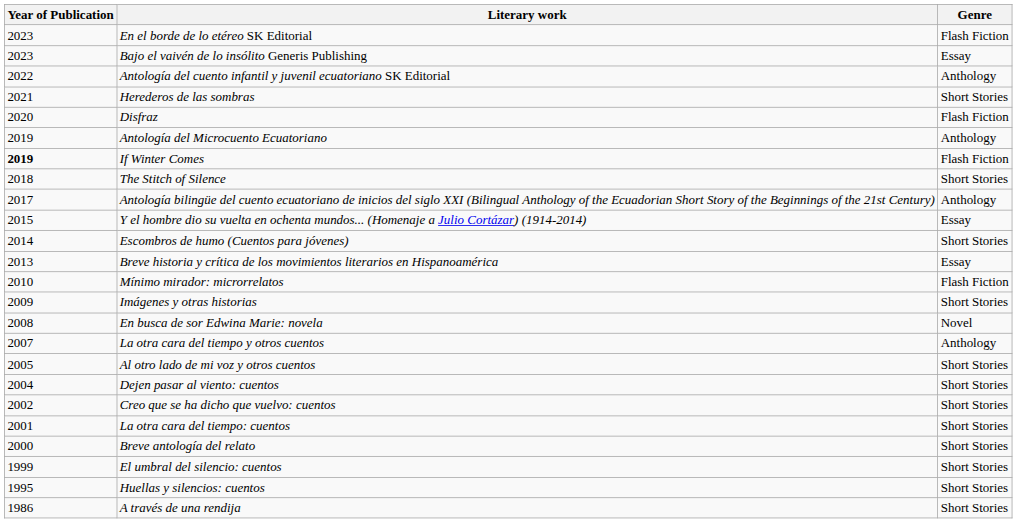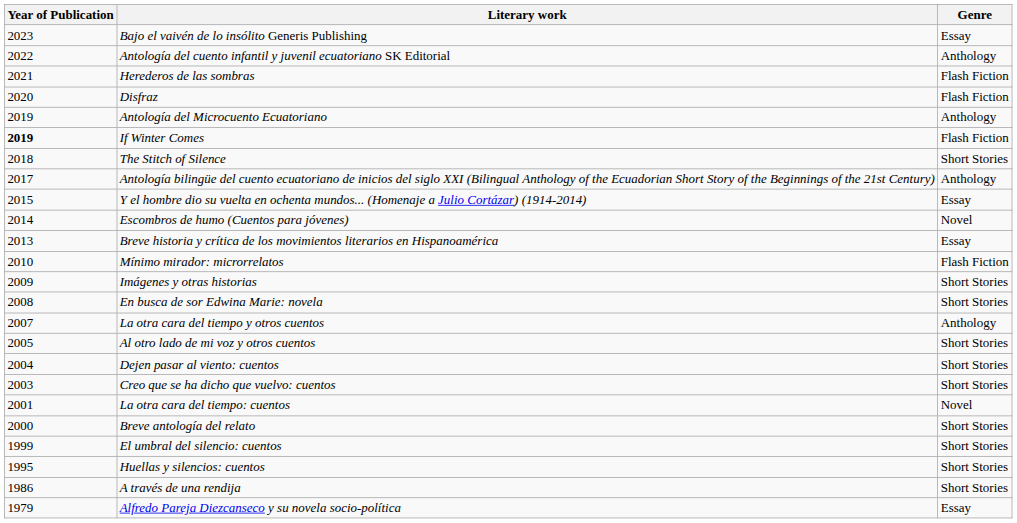- row: (216, 35)
(974, 96) Short Stories -> (975, 76) Flash Fiction
(974, 240) Short Stories -> (957, 220) Novel
(957, 323) Novel -> (974, 302) Short Stories
(20, 405) 2002 -> (20, 384) 2003
(974, 425) Short Stories -> (957, 405) Novel
+ row: (260, 508)
